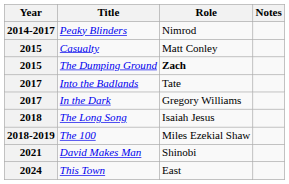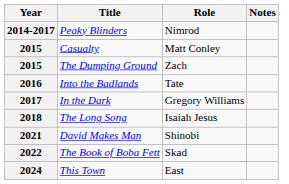(174, 65) bold -> (176, 65) normal
(31, 83) 2017 -> (31, 83) 2016
- row: (78, 135)
+ row: (110, 153)
